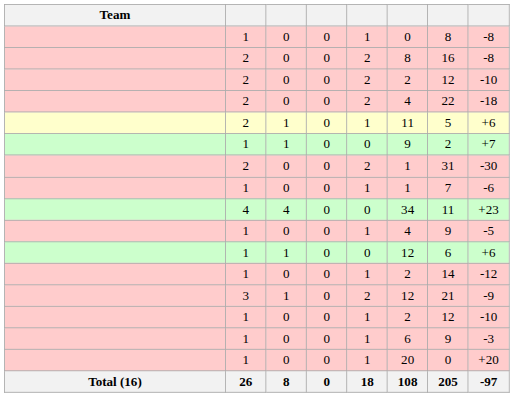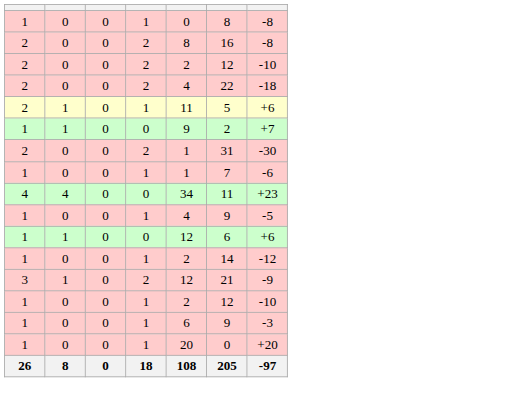- column: (115, 15)
